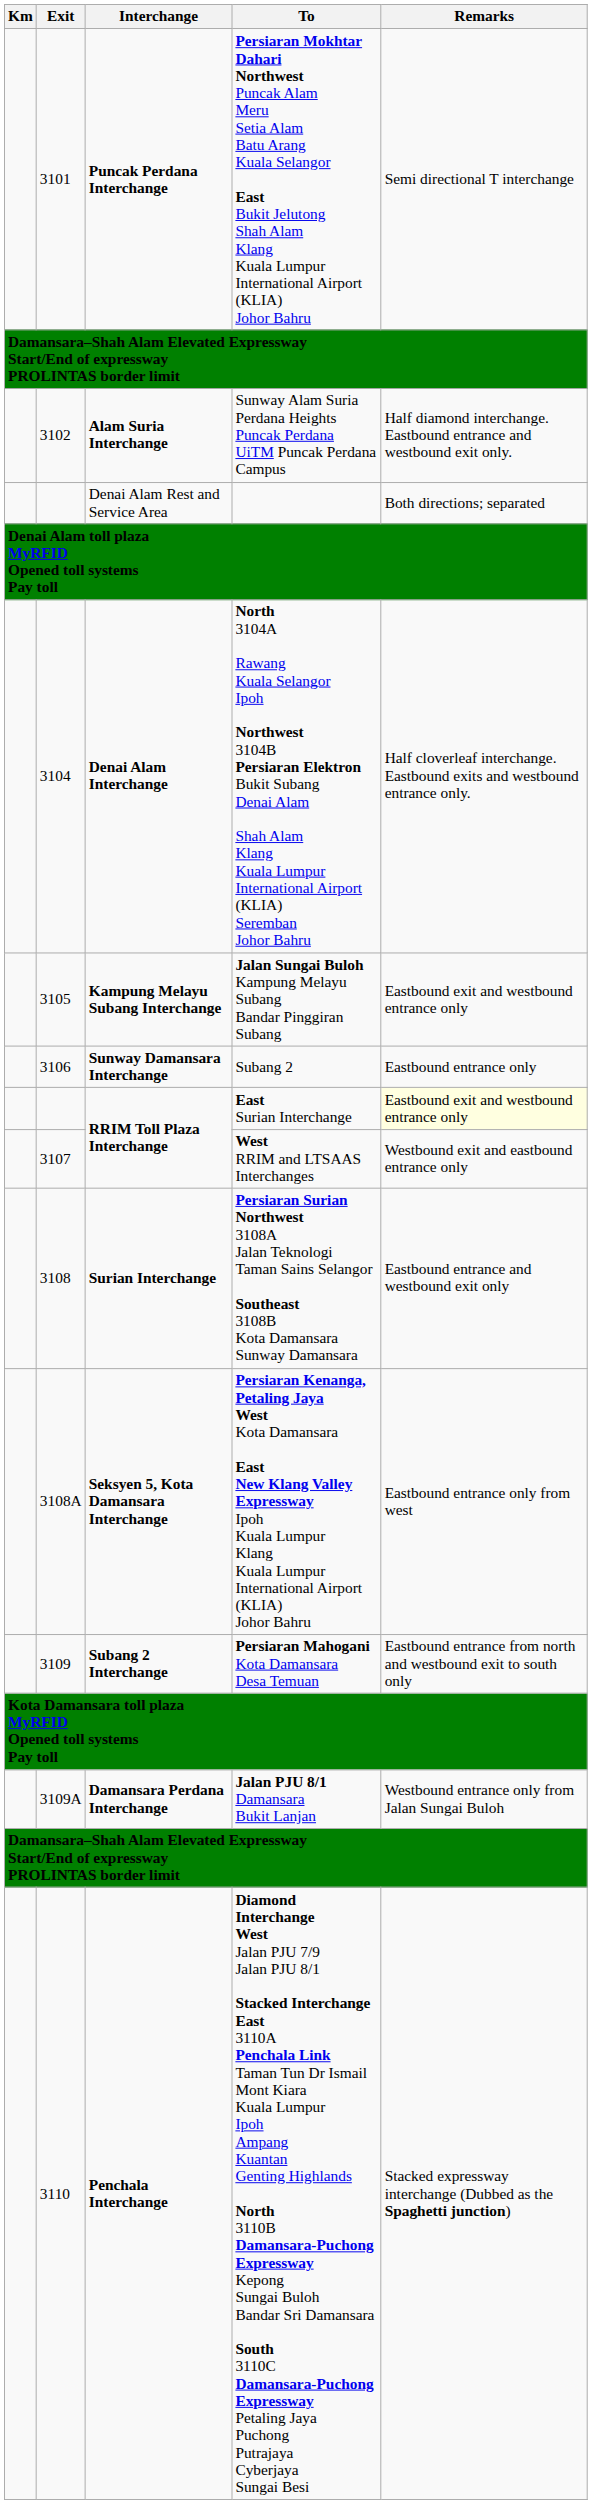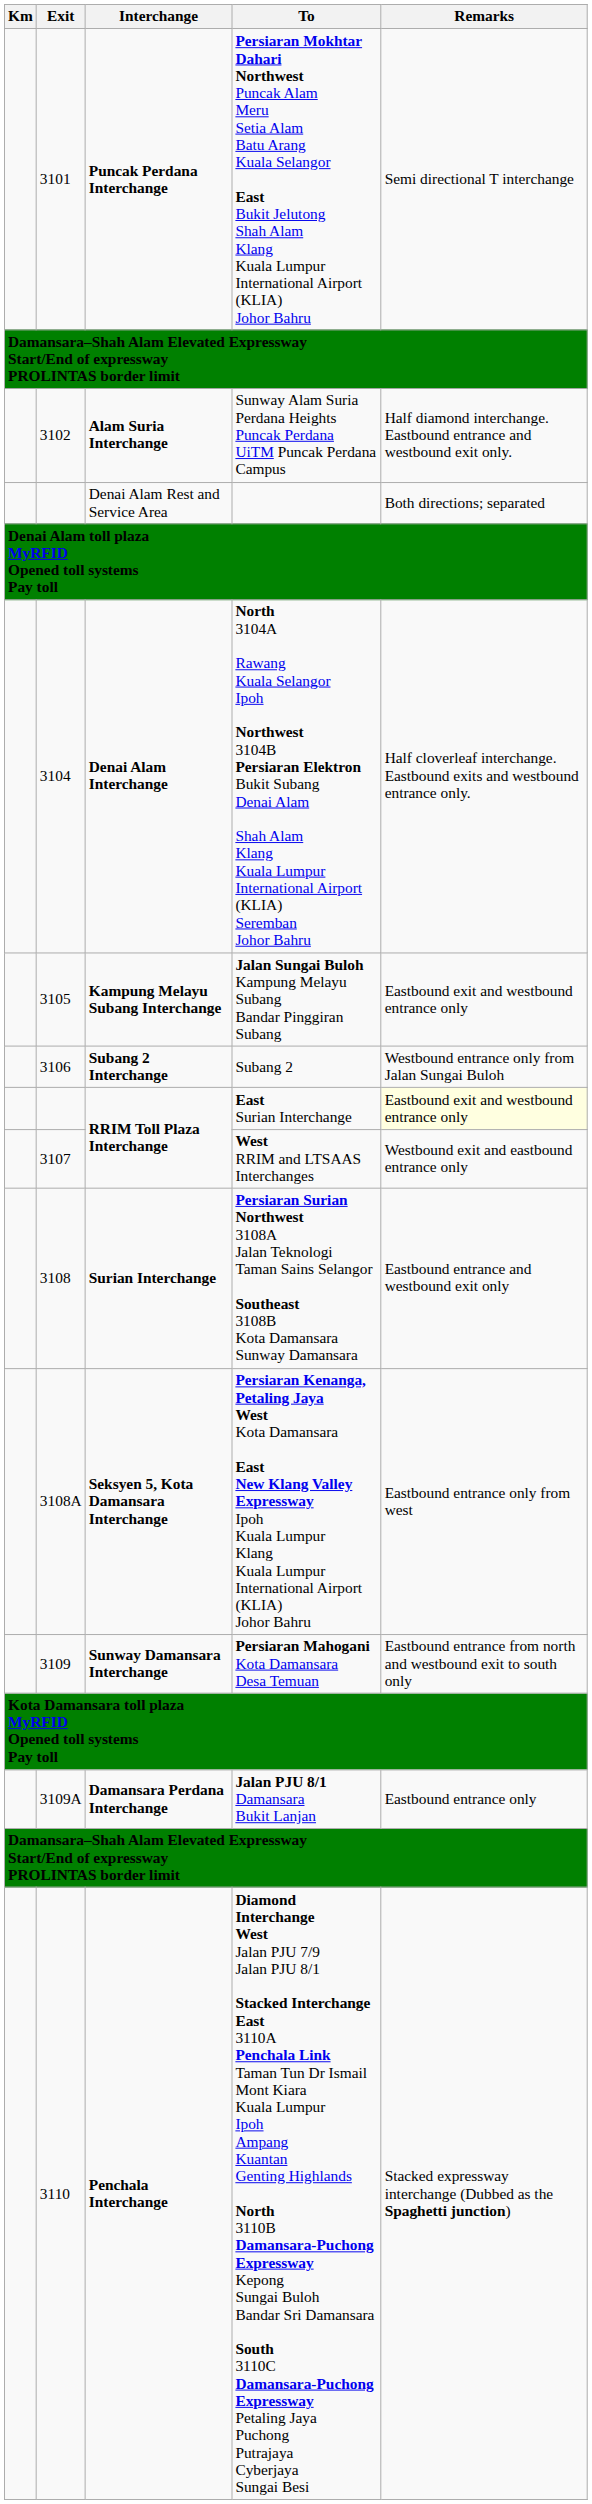(155, 1066) Sunway Damansara Interchange -> (128, 1066) Subang 2 Interchange
(461, 1066) Eastbound entrance only -> (479, 1066) Westbound entrance only from Jalan Sungai Buloh
(128, 1663) Subang 2 Interchange -> (155, 1663) Sunway Damansara Interchange
(479, 1799) Westbound entrance only from Jalan Sungai Buloh -> (461, 1799) Eastbound entrance only
